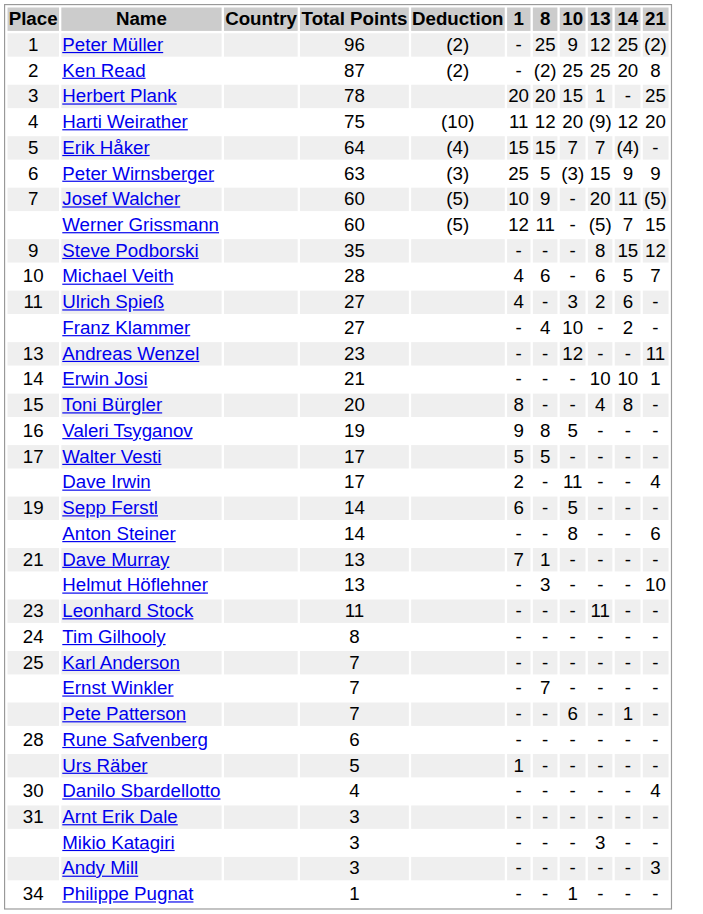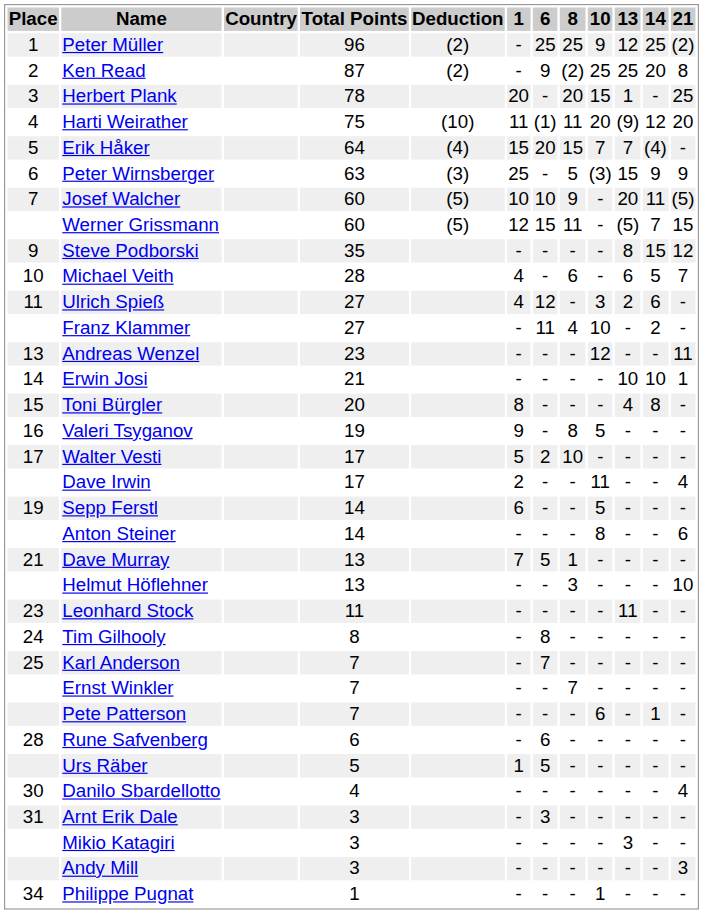+ column: (545, 19)
(545, 122) 12 -> (573, 122) 11
(545, 456) 5 -> (573, 456) 10
